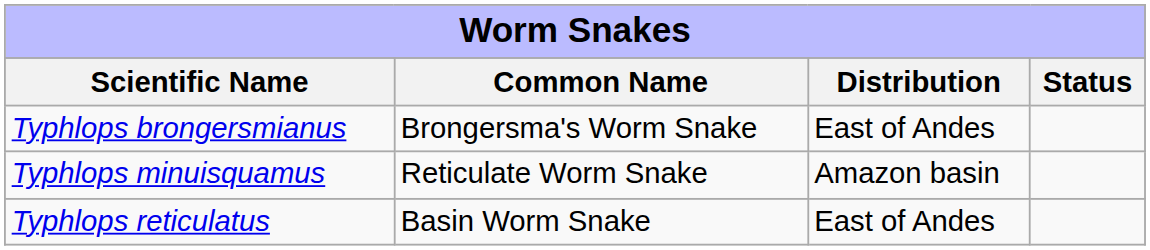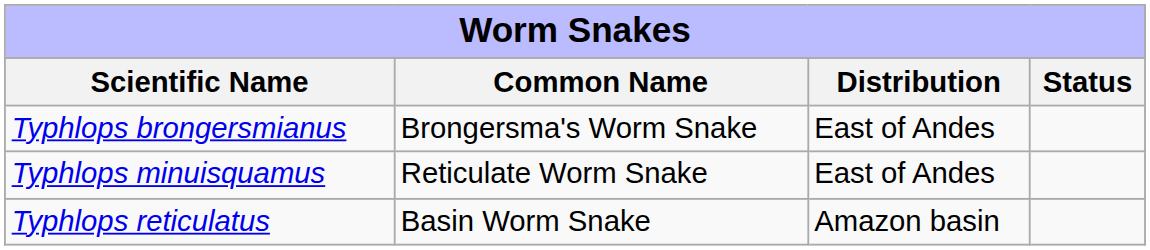(907, 174) Amazon basin -> (905, 174) East of Andes
(905, 220) East of Andes -> (907, 220) Amazon basin
